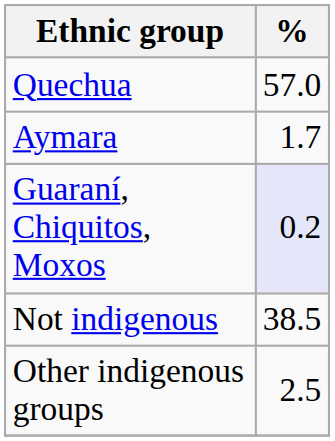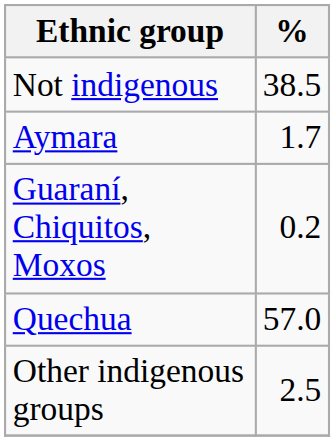rows swapped: (72, 84) <-> (115, 318)
(300, 227) lavender background -> (300, 227) no background
